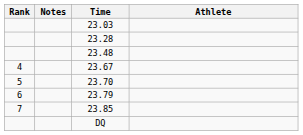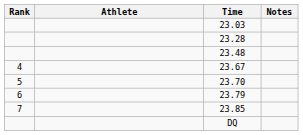columns swapped: (213, 11) <-> (53, 11)
